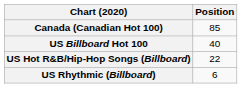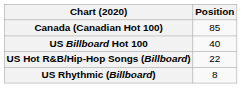(215, 75) 6 -> (215, 75) 8
